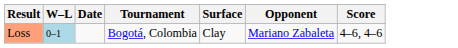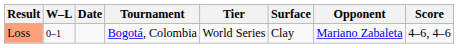+ column: (234, 14)
(53, 34) lightblue background -> (53, 34) no background
